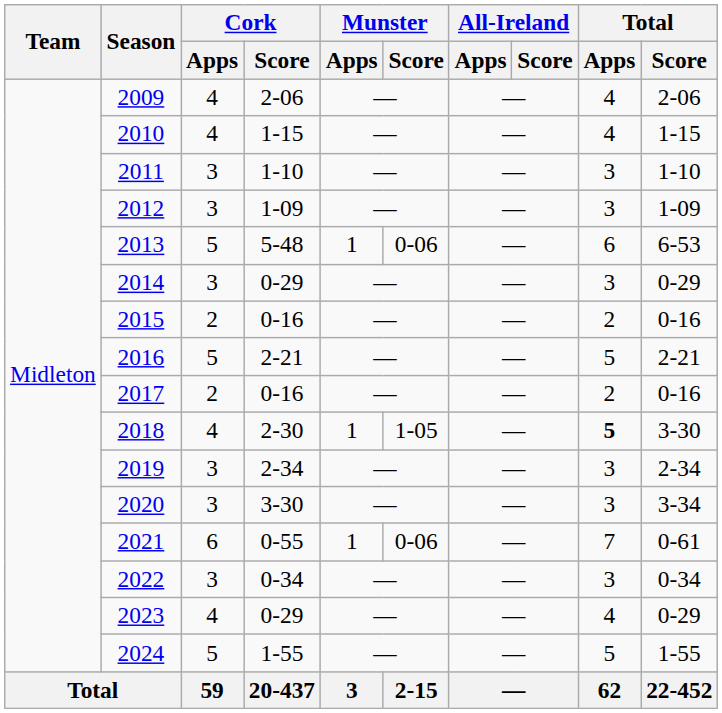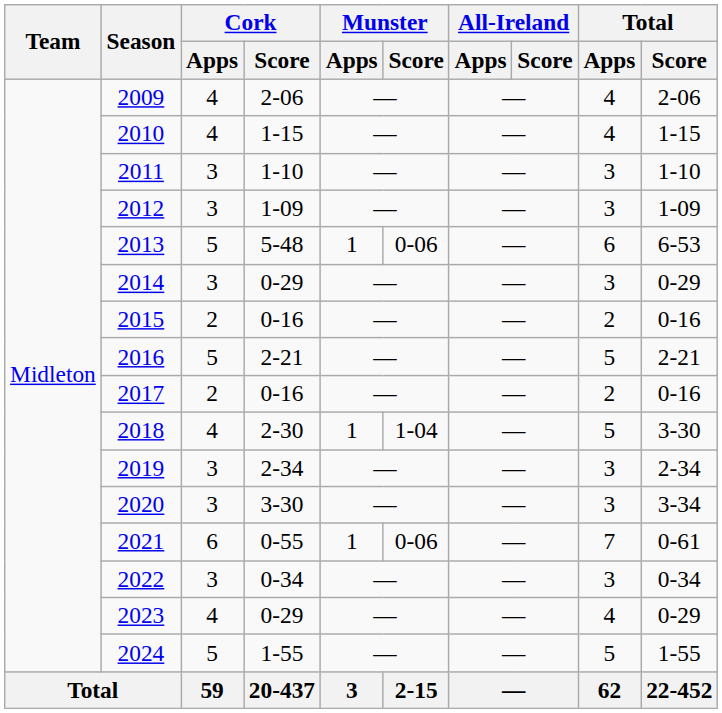(416, 430) 1-05 -> (416, 430) 1-04
(609, 430) bold -> (609, 430) normal
